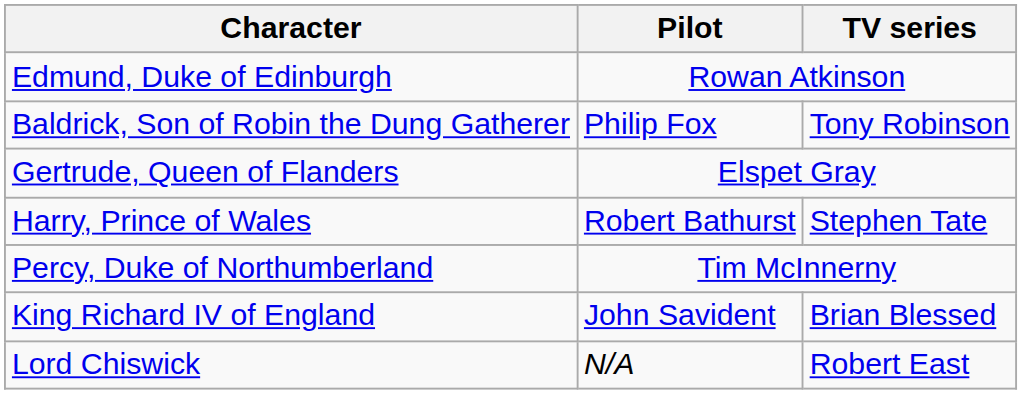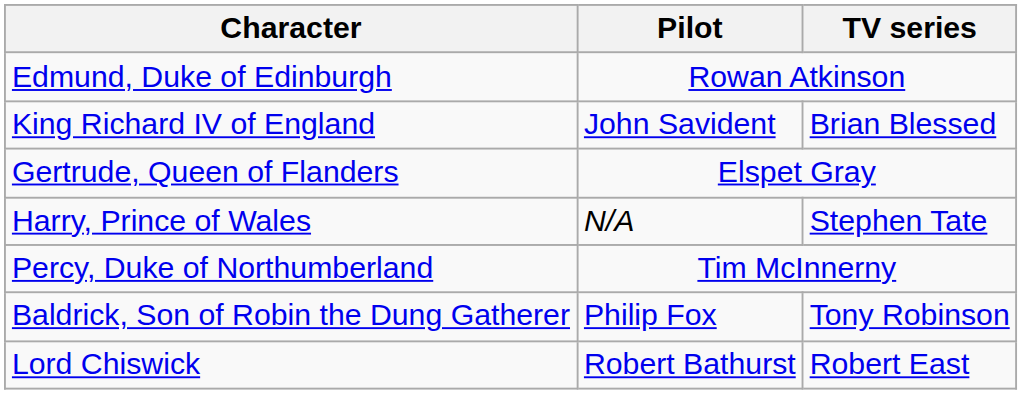rows swapped: (193, 316) <-> (291, 124)
(690, 220) Robert Bathurst -> (609, 220) N/A
(609, 364) N/A -> (690, 364) Robert Bathurst
